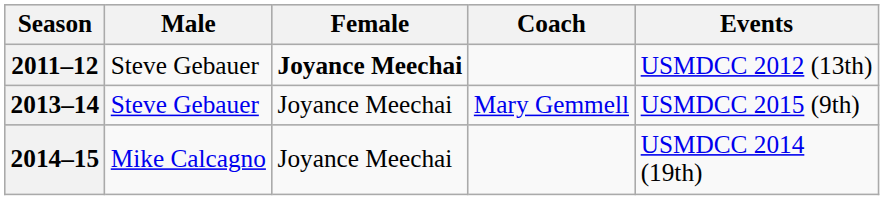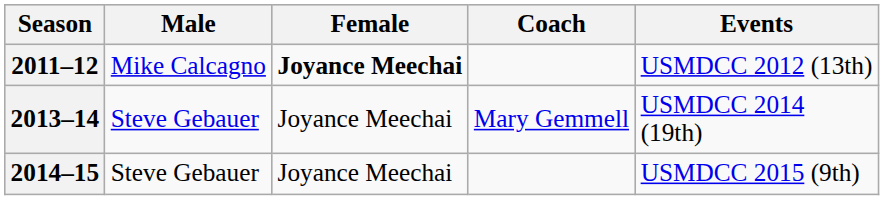(185, 64) Steve Gebauer -> (188, 64) Mike Calcagno
(750, 104) USMDCC 2015 (9th) -> (722, 118) USMDCC 2014 (19th)
(188, 159) Mike Calcagno -> (185, 173) Steve Gebauer
(722, 159) USMDCC 2014 (19th) -> (750, 173) USMDCC 2015 (9th)
